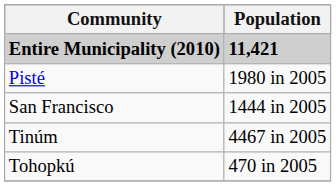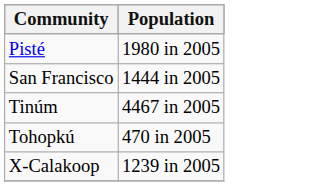- row: (114, 48)
+ row: (54, 166)
